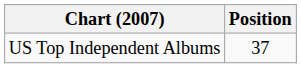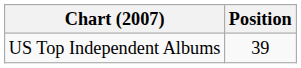(260, 47) 37 -> (260, 47) 39
